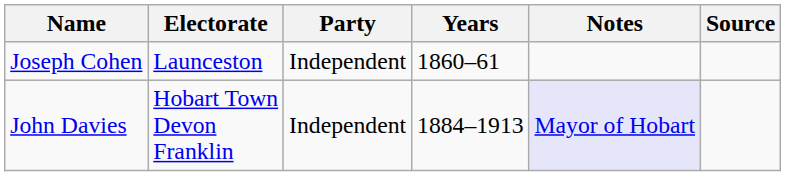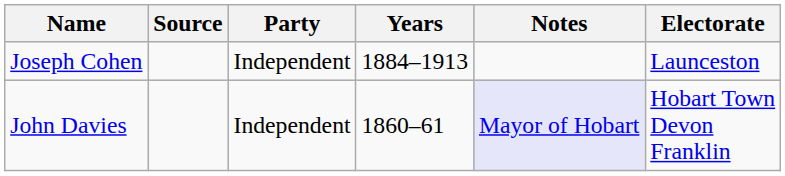columns swapped: (216, 23) <-> (741, 23)
(458, 60) 1860–61 -> (415, 60) 1884–1913
(470, 125) 1884–1913 -> (403, 125) 1860–61
